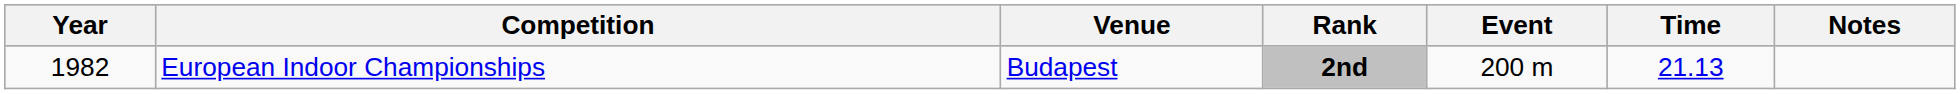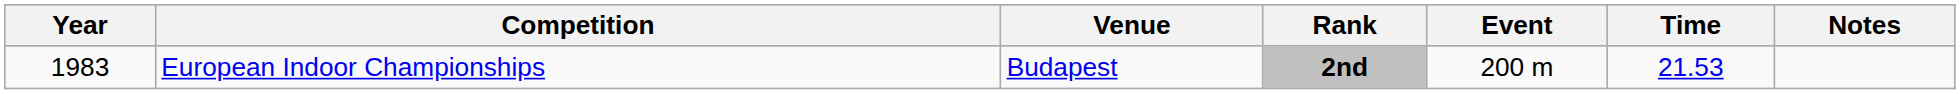(80, 66) 1982 -> (80, 66) 1983
(1691, 66) 21.13 -> (1691, 66) 21.53
